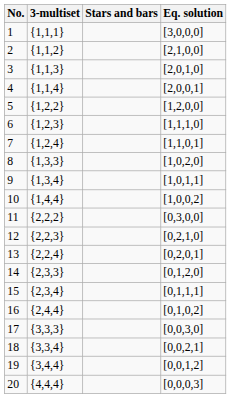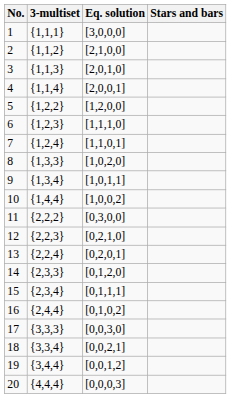columns swapped: (193, 13) <-> (122, 13)
